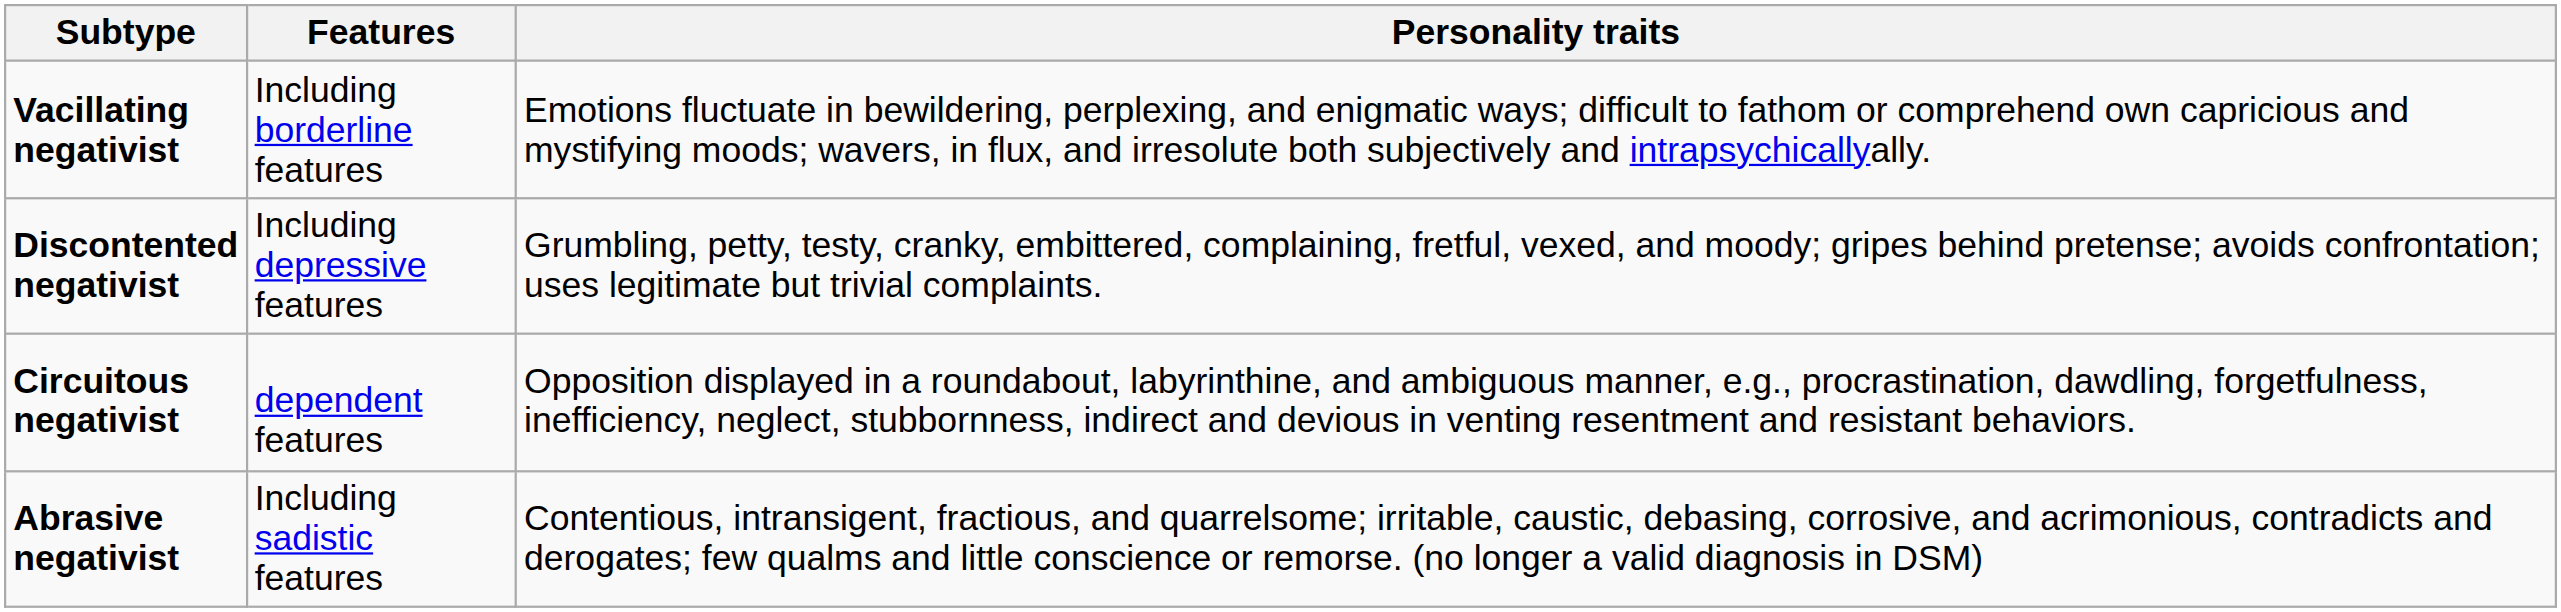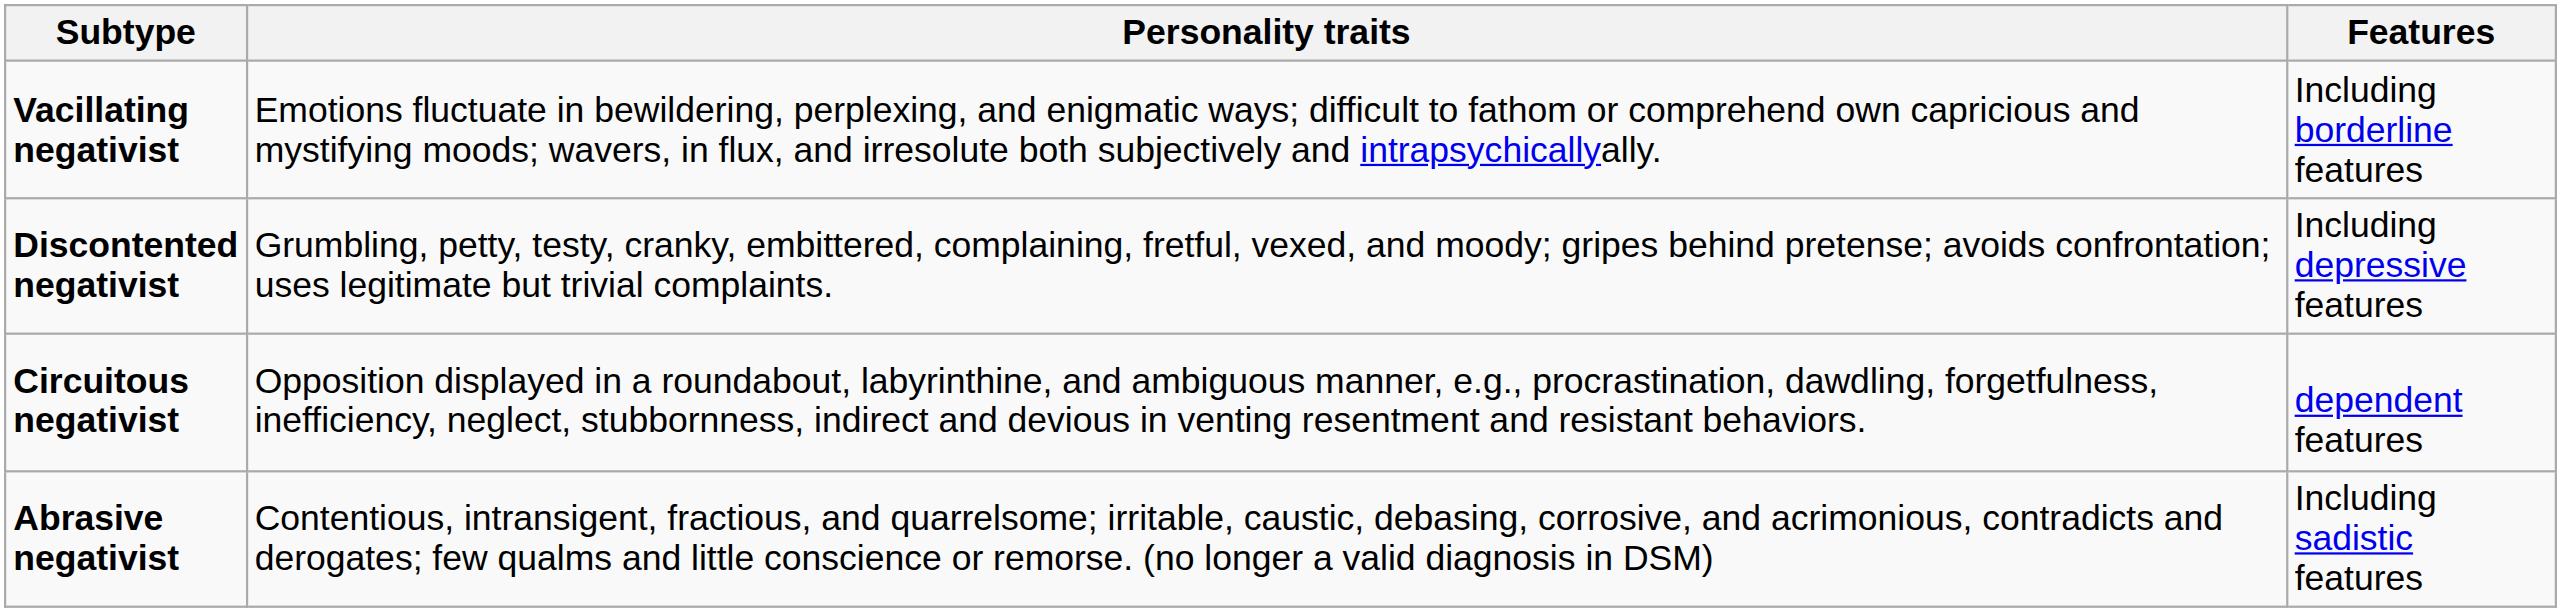columns swapped: (381, 32) <-> (1536, 32)
